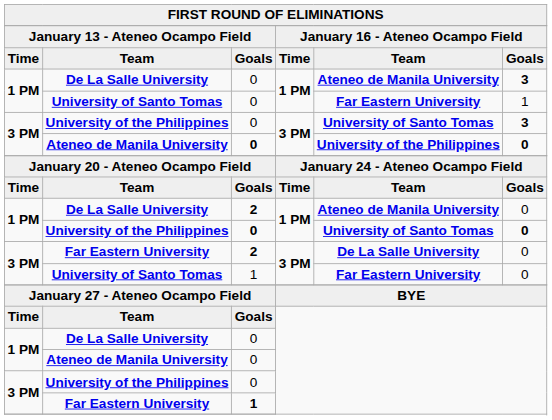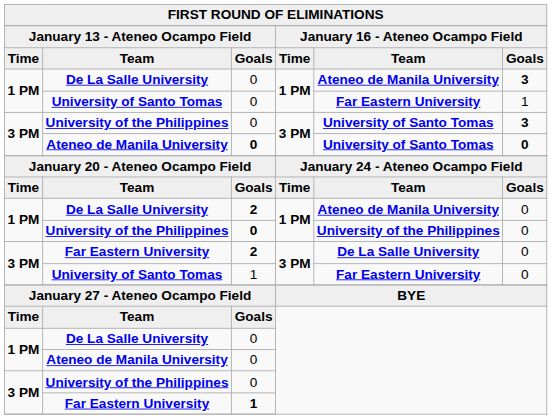(408, 144) University of the Philippines -> (408, 144) University of Santo Tomas
(408, 230) University of Santo Tomas -> (408, 230) University of the Philippines
(525, 230) bold -> (525, 230) normal
